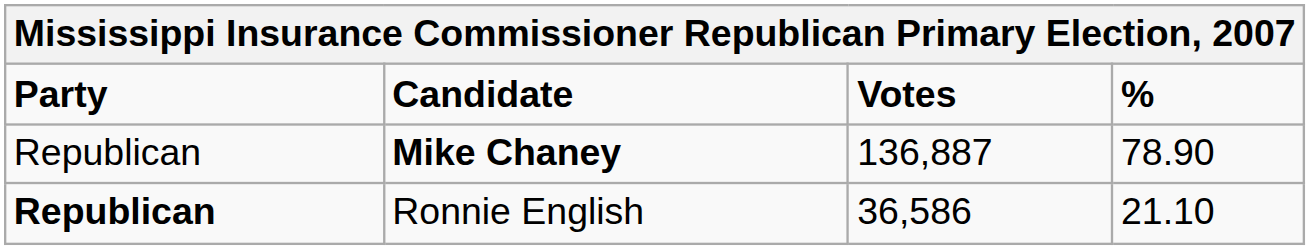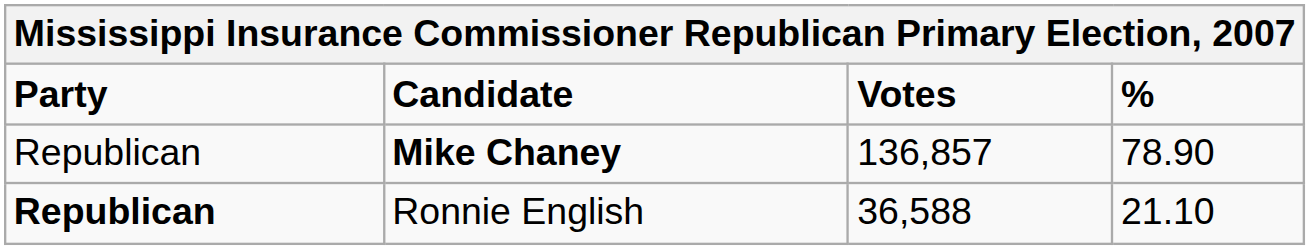(925, 152) 136,887 -> (925, 152) 136,857
(915, 212) 36,586 -> (915, 212) 36,588
